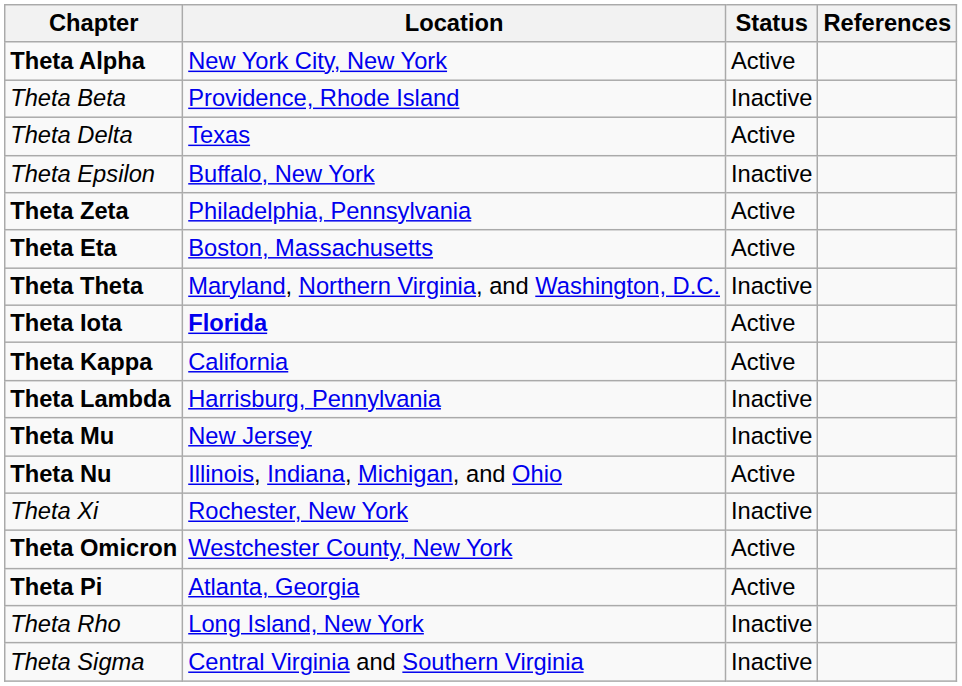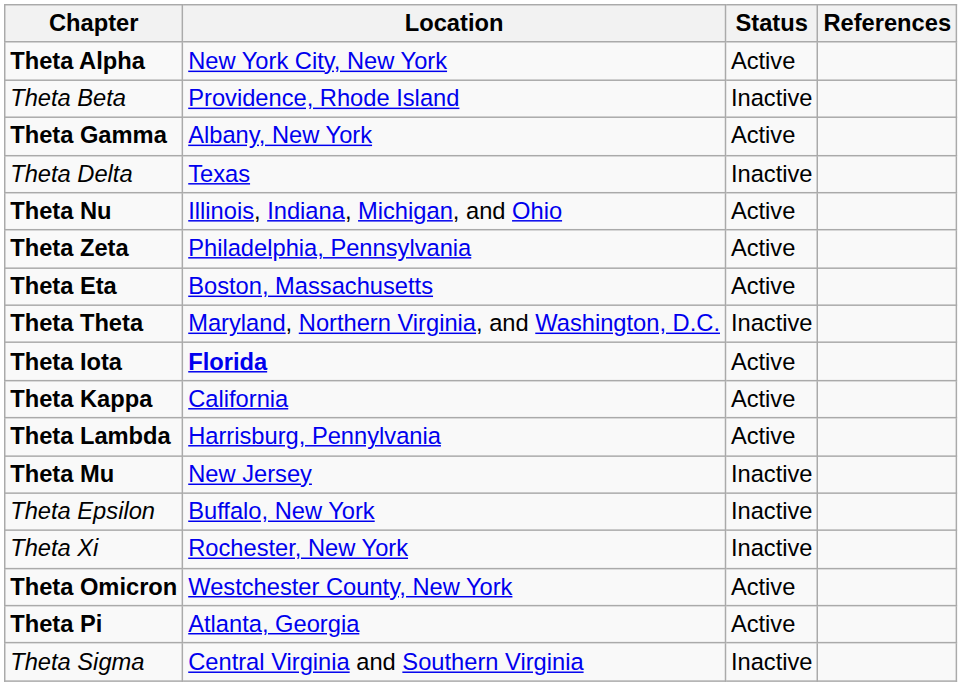+ row: (88, 135)
(763, 135) Active -> (772, 173) Inactive
rows swapped: (83, 173) <-> (61, 473)
(772, 398) Inactive -> (763, 436) Active
- row: (65, 624)
